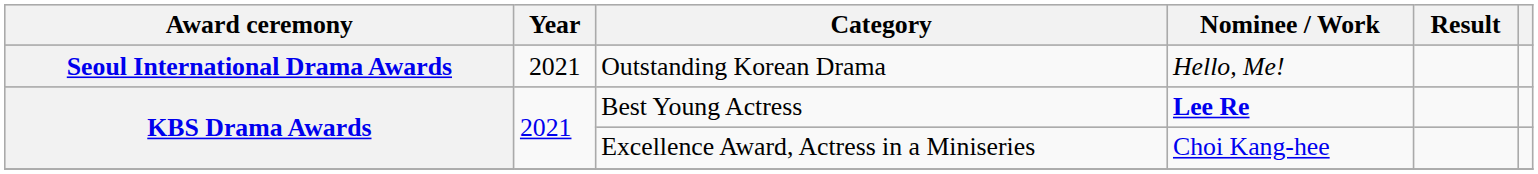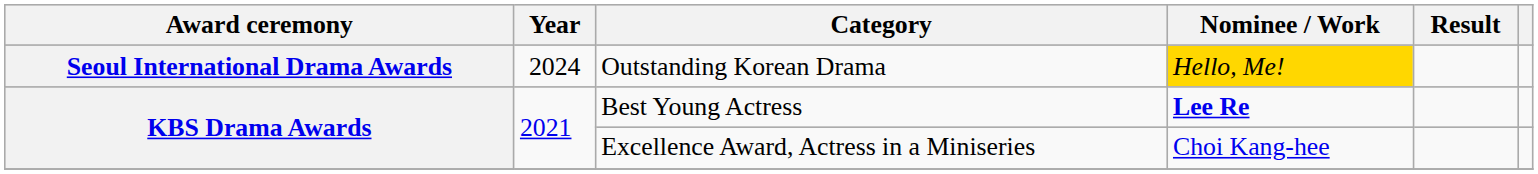(555, 65) 2021 -> (555, 65) 2024
(1229, 65) no background -> (1229, 65) gold background
